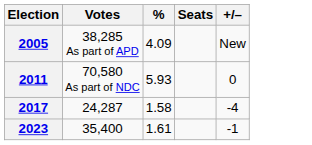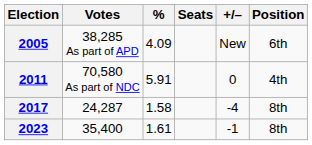+ column: (278, 15)
(159, 79) 5.93 -> (159, 79) 5.91
